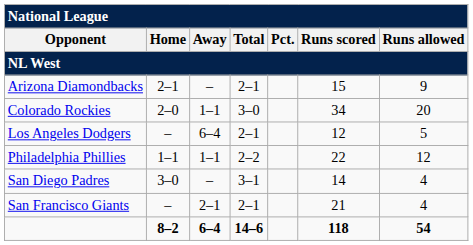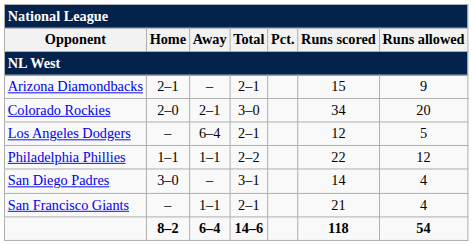(210, 110) 1–1 -> (210, 110) 2–1
(210, 204) 2–1 -> (210, 204) 1–1
